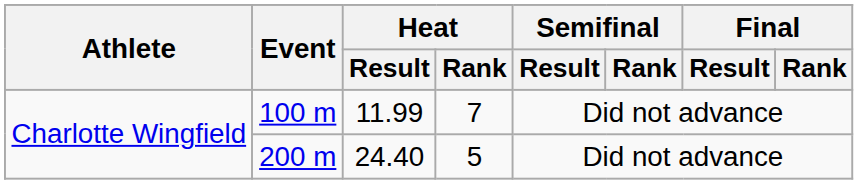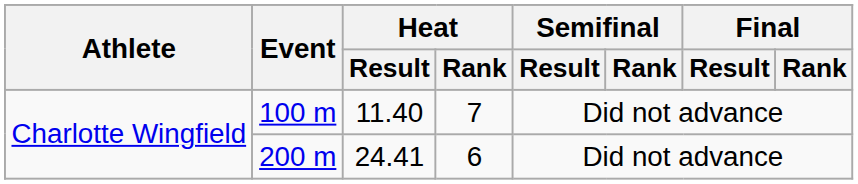(389, 113) 11.99 -> (389, 113) 11.40
(389, 157) 24.40 -> (389, 157) 24.41
(474, 157) 5 -> (474, 157) 6
